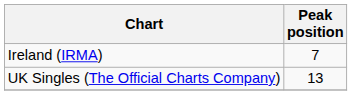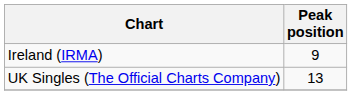(315, 55) 7 -> (315, 55) 9
